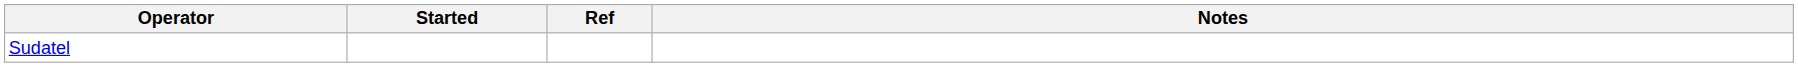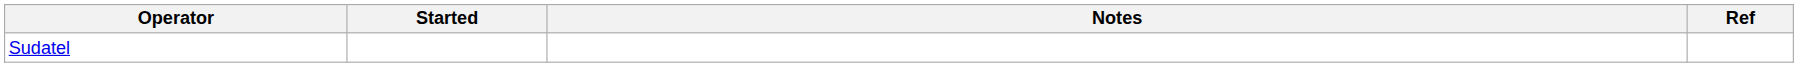columns swapped: (1223, 18) <-> (600, 18)
